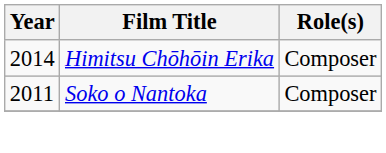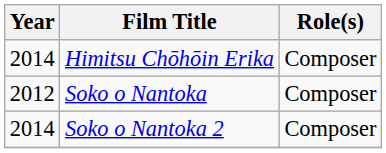(32, 93) 2011 -> (32, 93) 2012
+ row: (144, 128)
